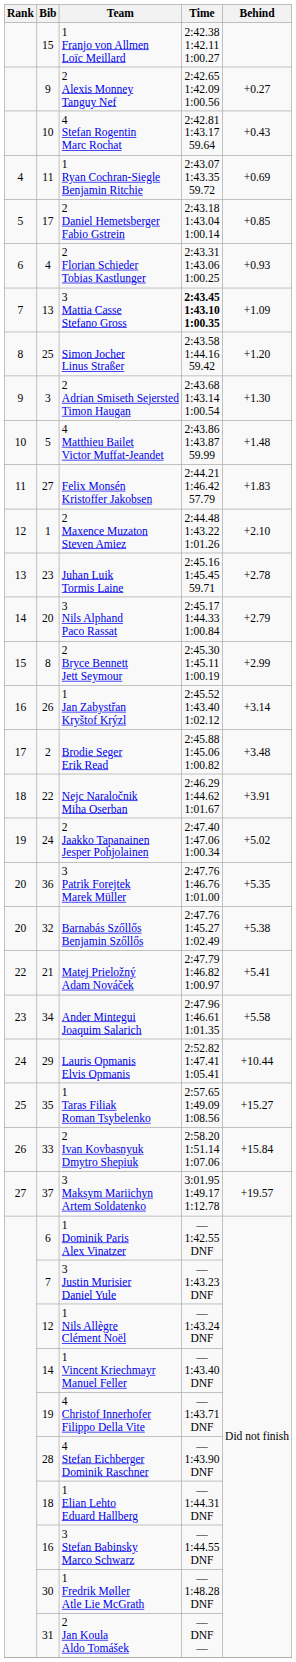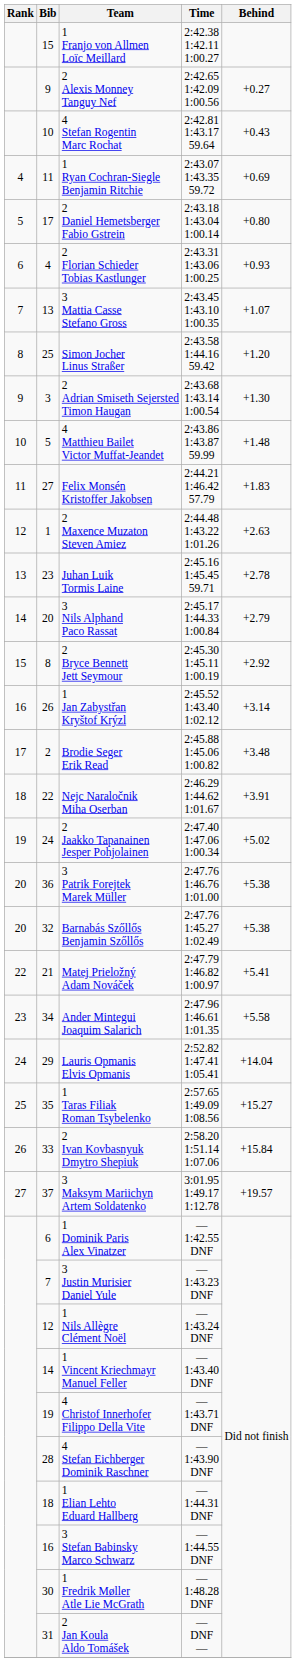(257, 221) +0.85 -> (256, 221) +0.80
(202, 310) bold -> (202, 310) normal
(257, 310) +1.09 -> (256, 310) +1.07
(257, 530) +2.10 -> (256, 530) +2.63
(257, 663) +2.99 -> (256, 663) +2.92
(257, 884) +5.35 -> (256, 884) +5.38
(257, 1061) +10.44 -> (256, 1061) +14.04
